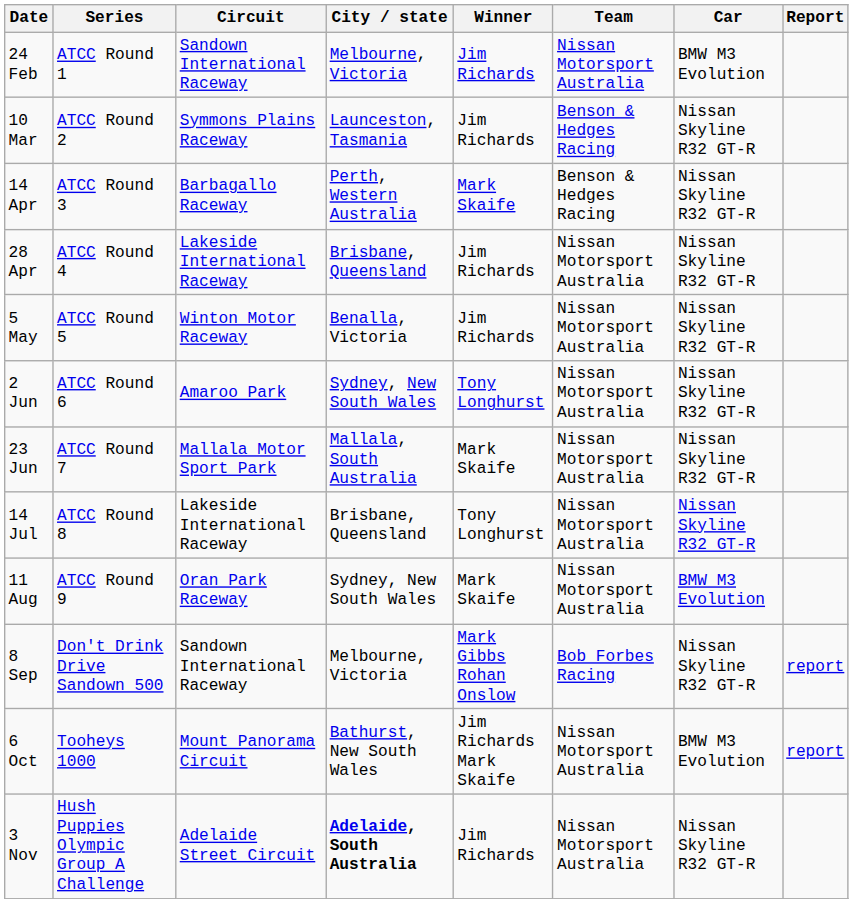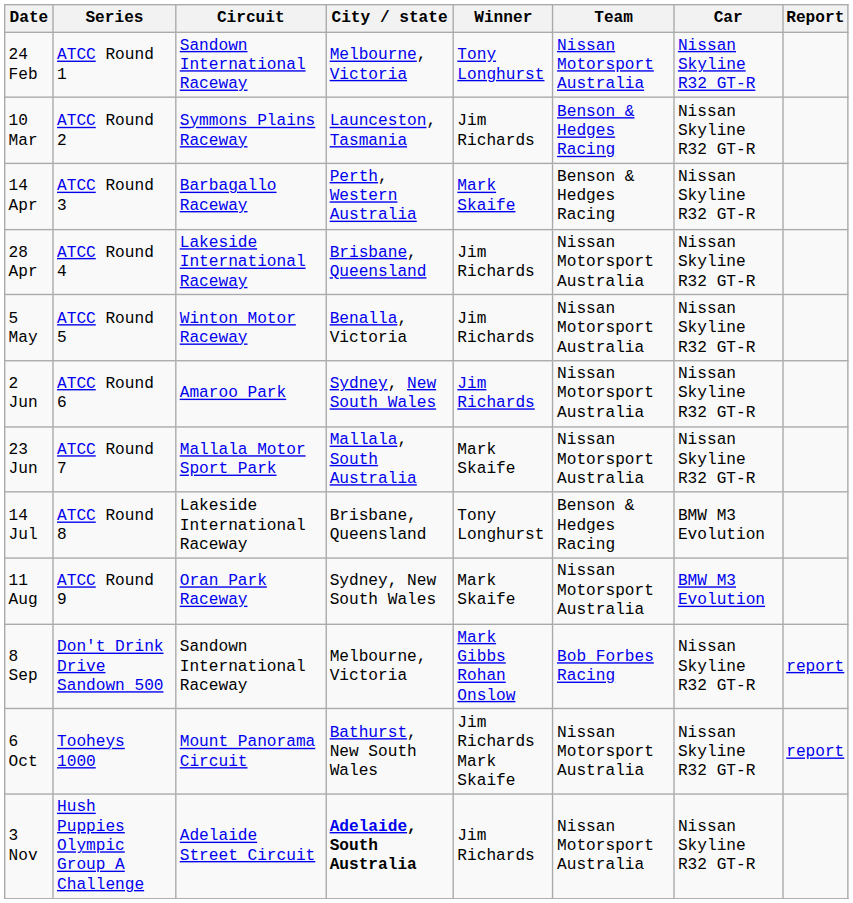(496, 64) Jim Richards -> (501, 64) Tony Longhurst
(721, 64) BMW M3 Evolution -> (717, 64) Nissan Skyline R32 GT-R
(501, 393) Tony Longhurst -> (496, 393) Jim Richards
(605, 525) Nissan Motorsport Australia -> (596, 525) Benson & Hedges Racing
(717, 525) Nissan Skyline R32 GT-R -> (721, 525) BMW M3 Evolution
(721, 751) BMW M3 Evolution -> (717, 751) Nissan Skyline R32 GT-R
